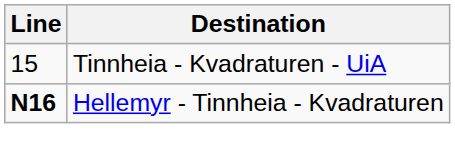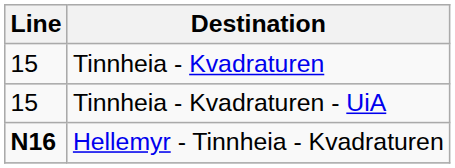+ row: (199, 63)
